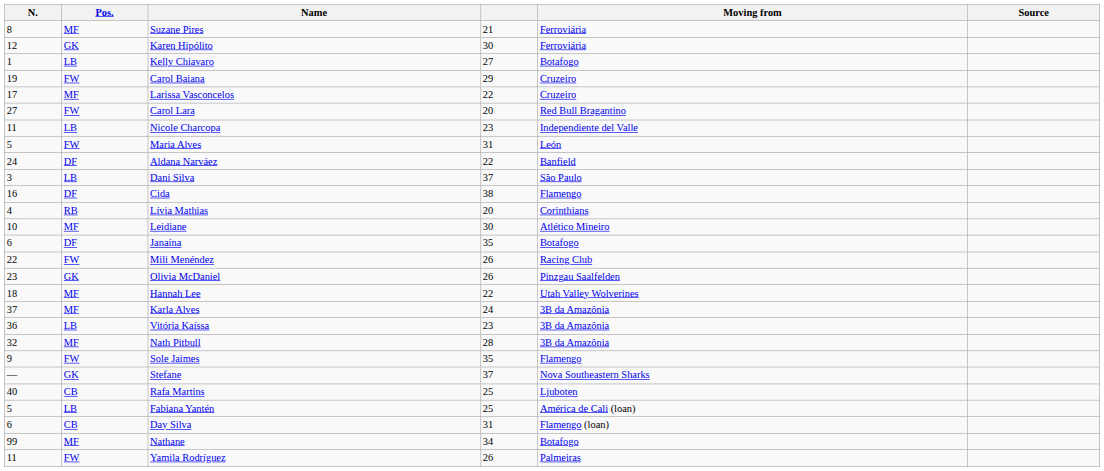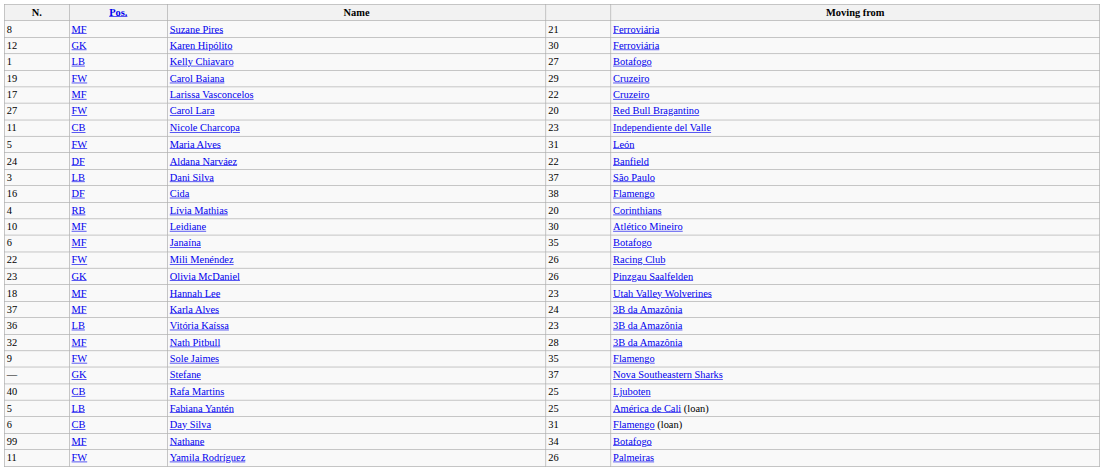- column: (1034, 12)
(70, 128) LB -> (79, 128) CB
(70, 243) DF -> (79, 243) MF
(488, 293) 22 -> (553, 293) 23
